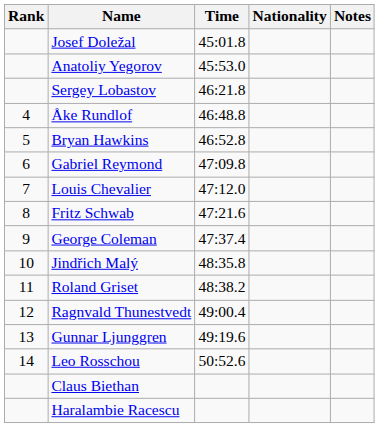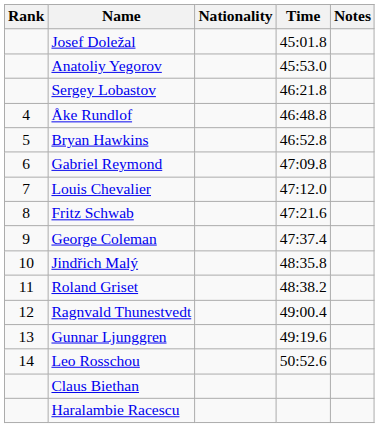columns swapped: (290, 16) <-> (222, 16)
